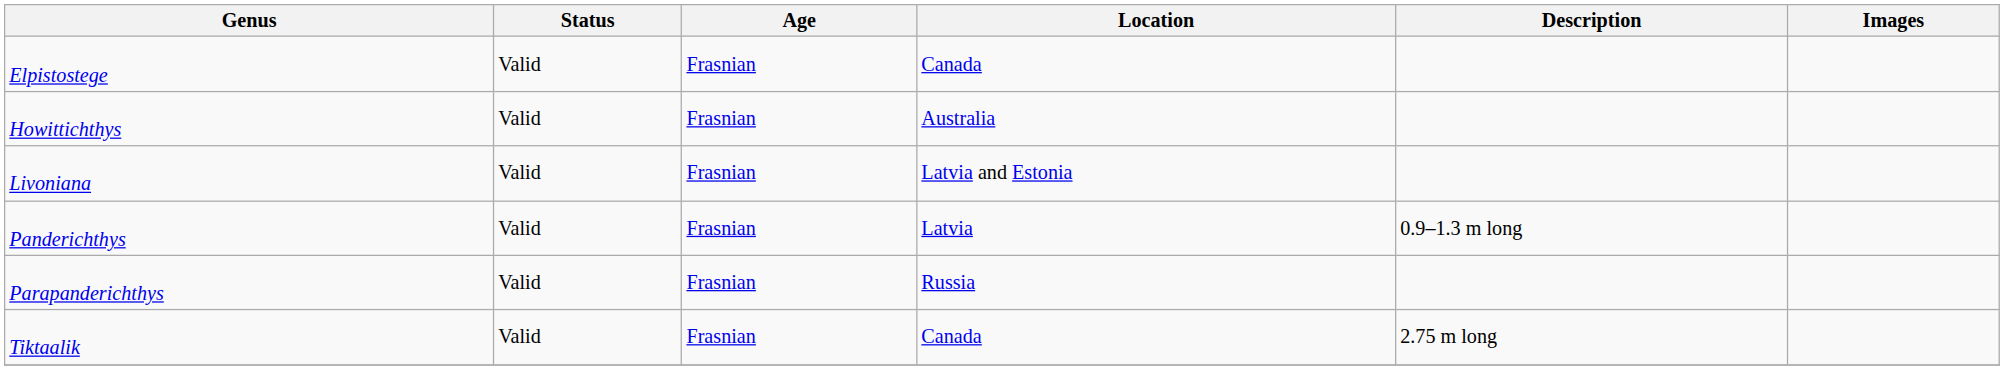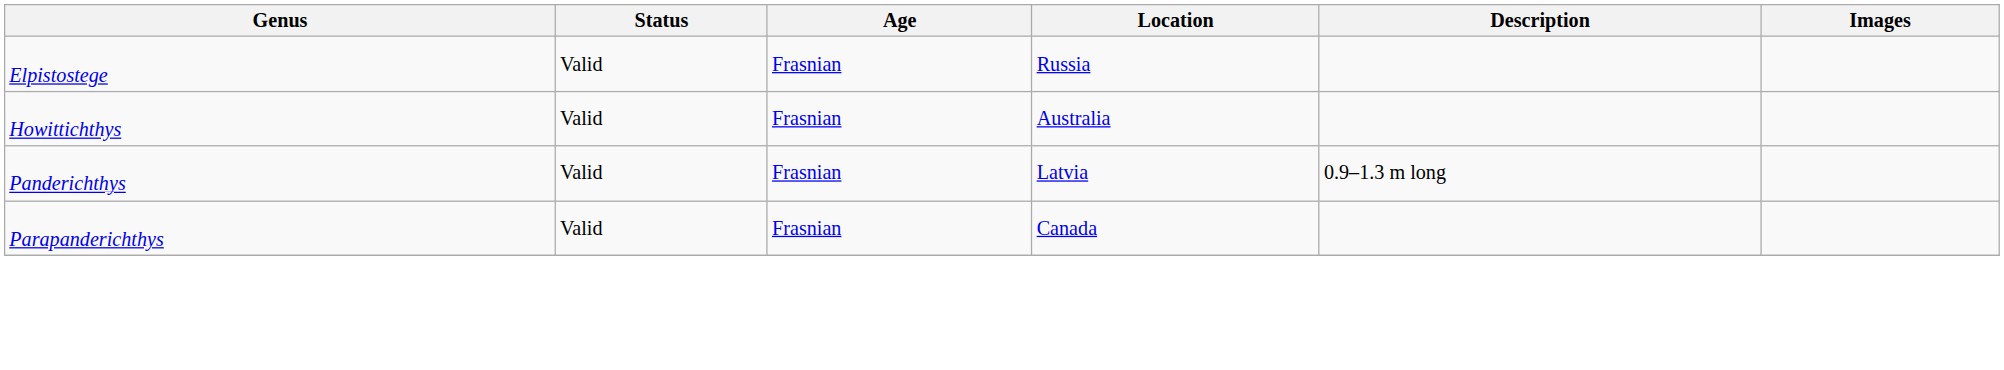(952, 63) Canada -> (1064, 63) Russia
- row: (50, 184)
(948, 282) Russia -> (1067, 227) Canada
- row: (45, 348)
